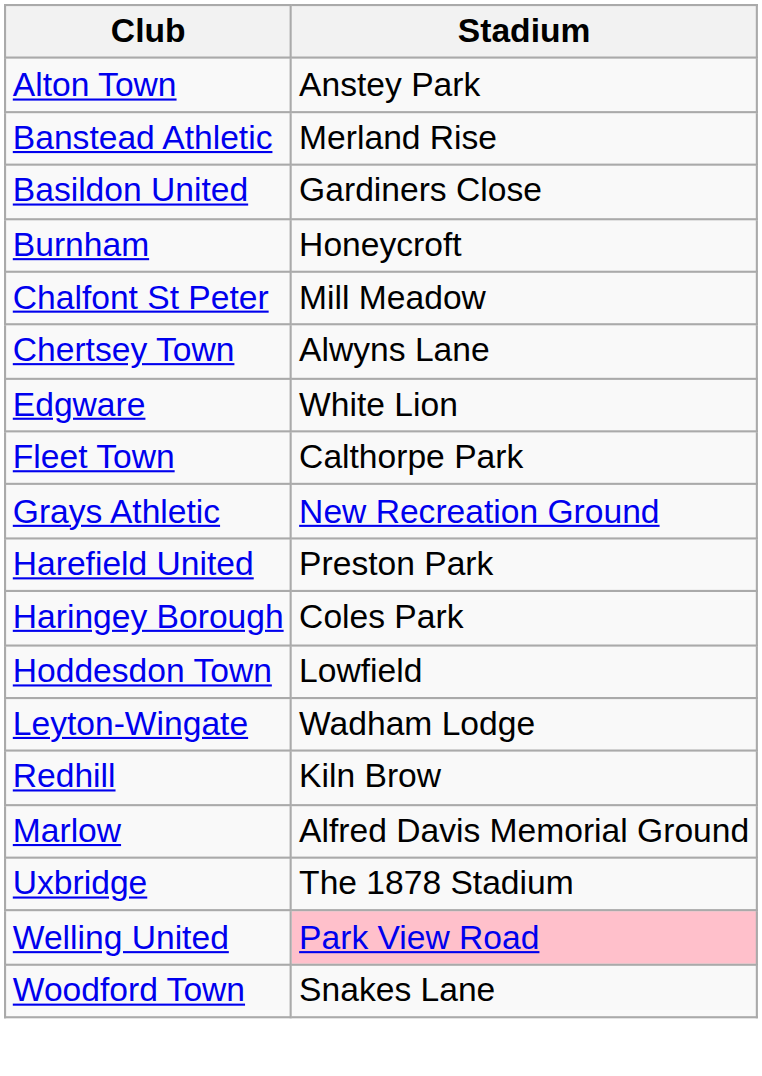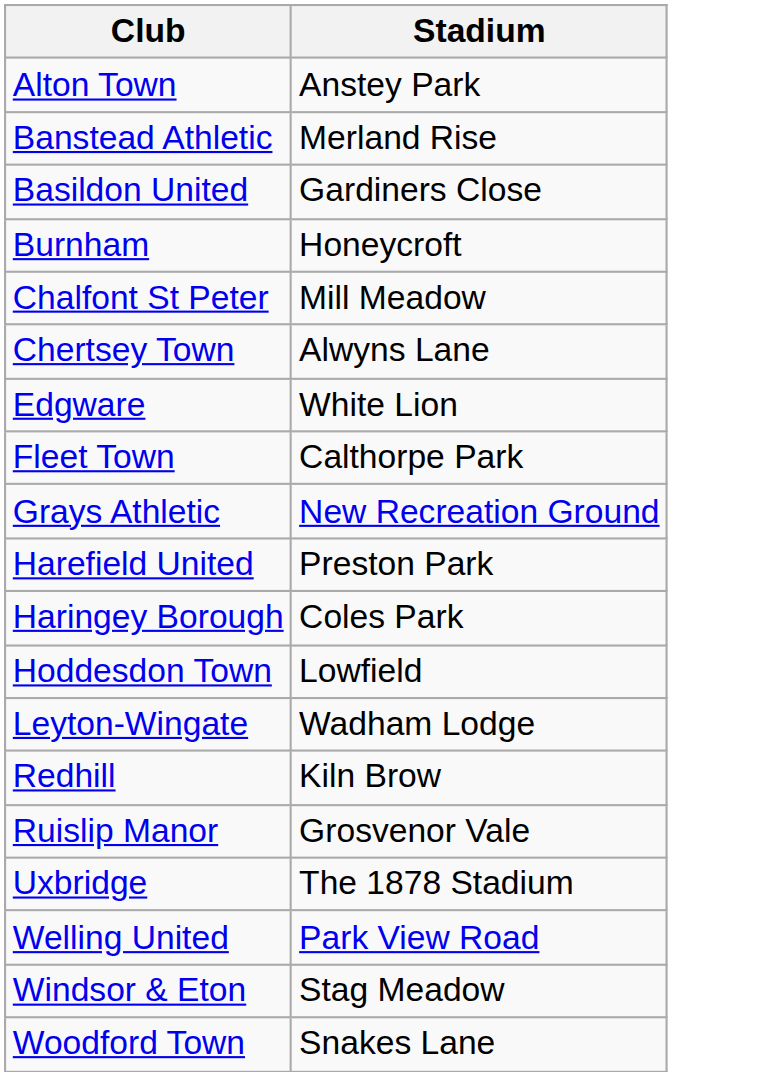+ row: (115, 830)
- row: (67, 830)
(419, 937) pink background -> (419, 937) no background
+ row: (130, 990)
